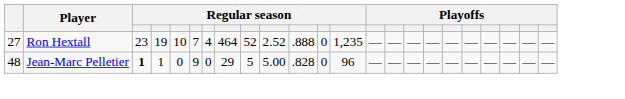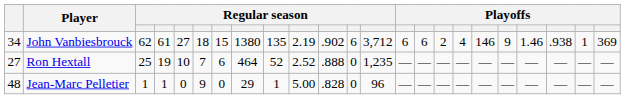+ row: (80, 41)
(142, 41) 23 -> (145, 62) 25
(208, 41) 4 -> (222, 62) 6
(142, 62) bold -> (145, 83) normal
(250, 62) 5 -> (276, 83) 1
